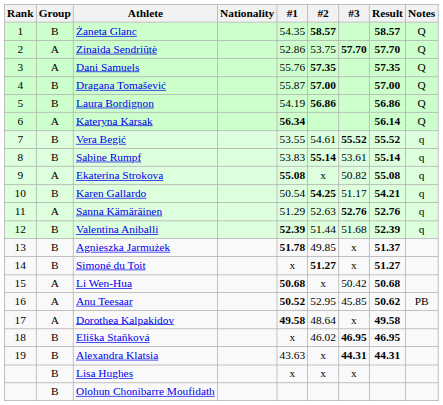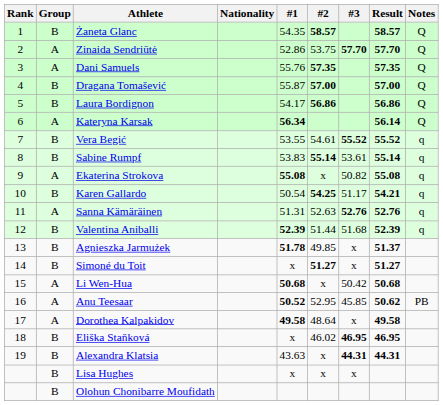(292, 103) 54.19 -> (292, 103) 54.17
(292, 211) 51.29 -> (292, 211) 51.31
